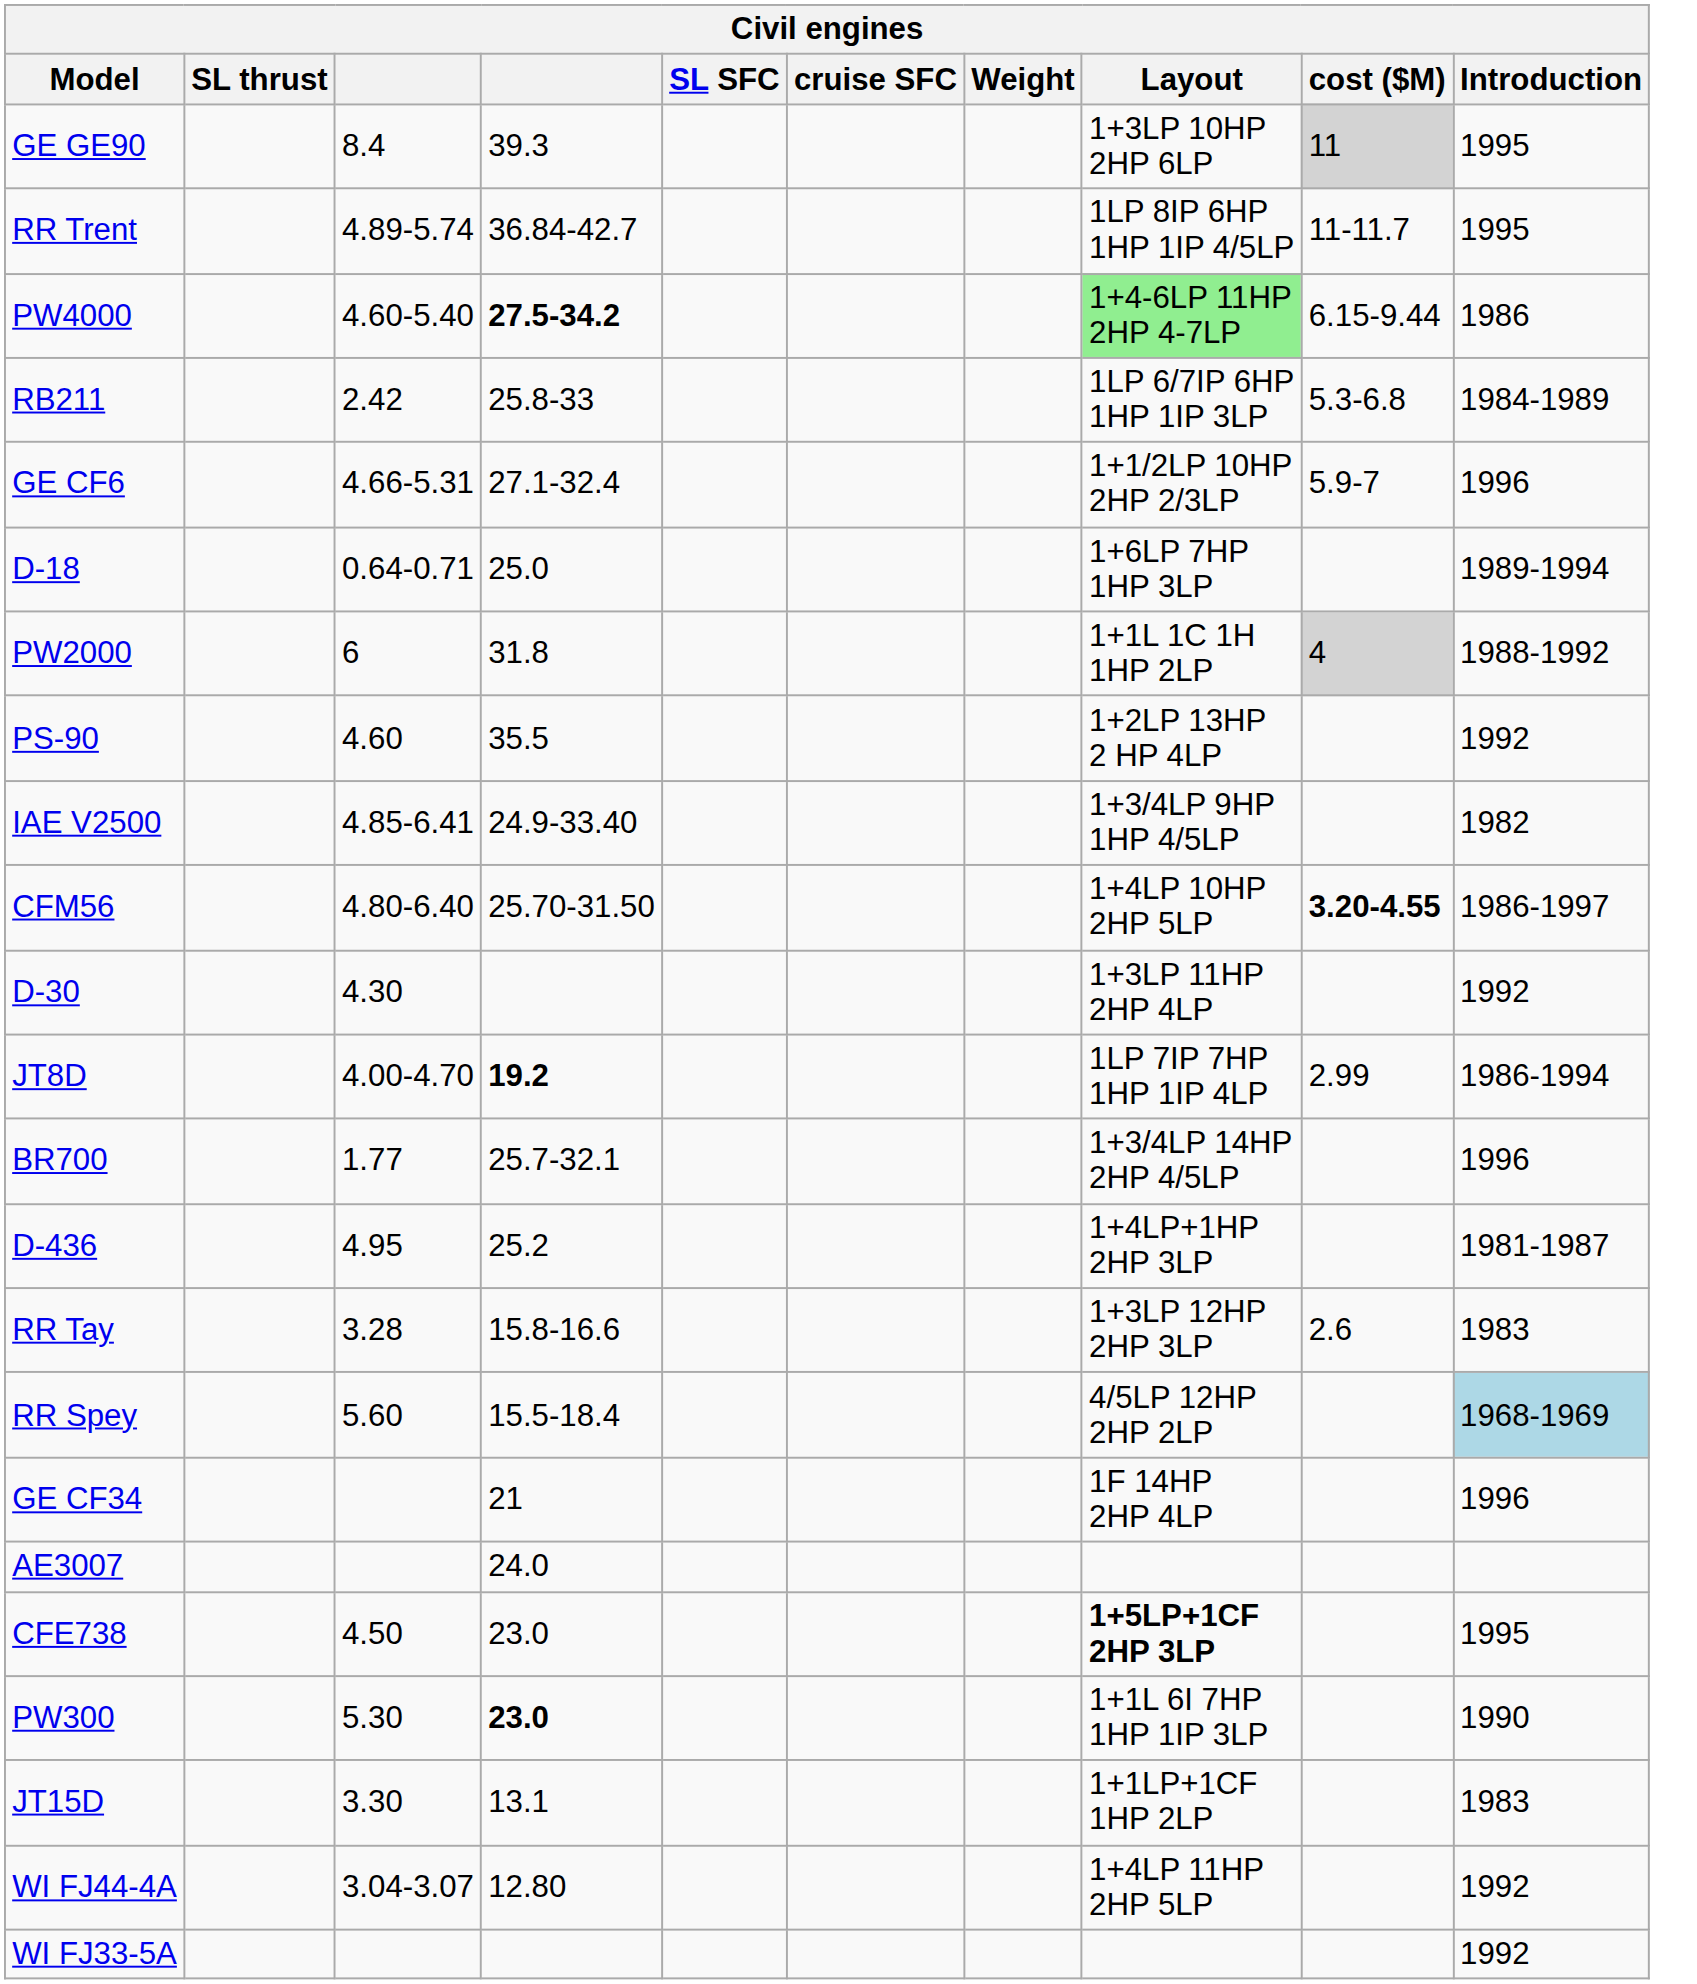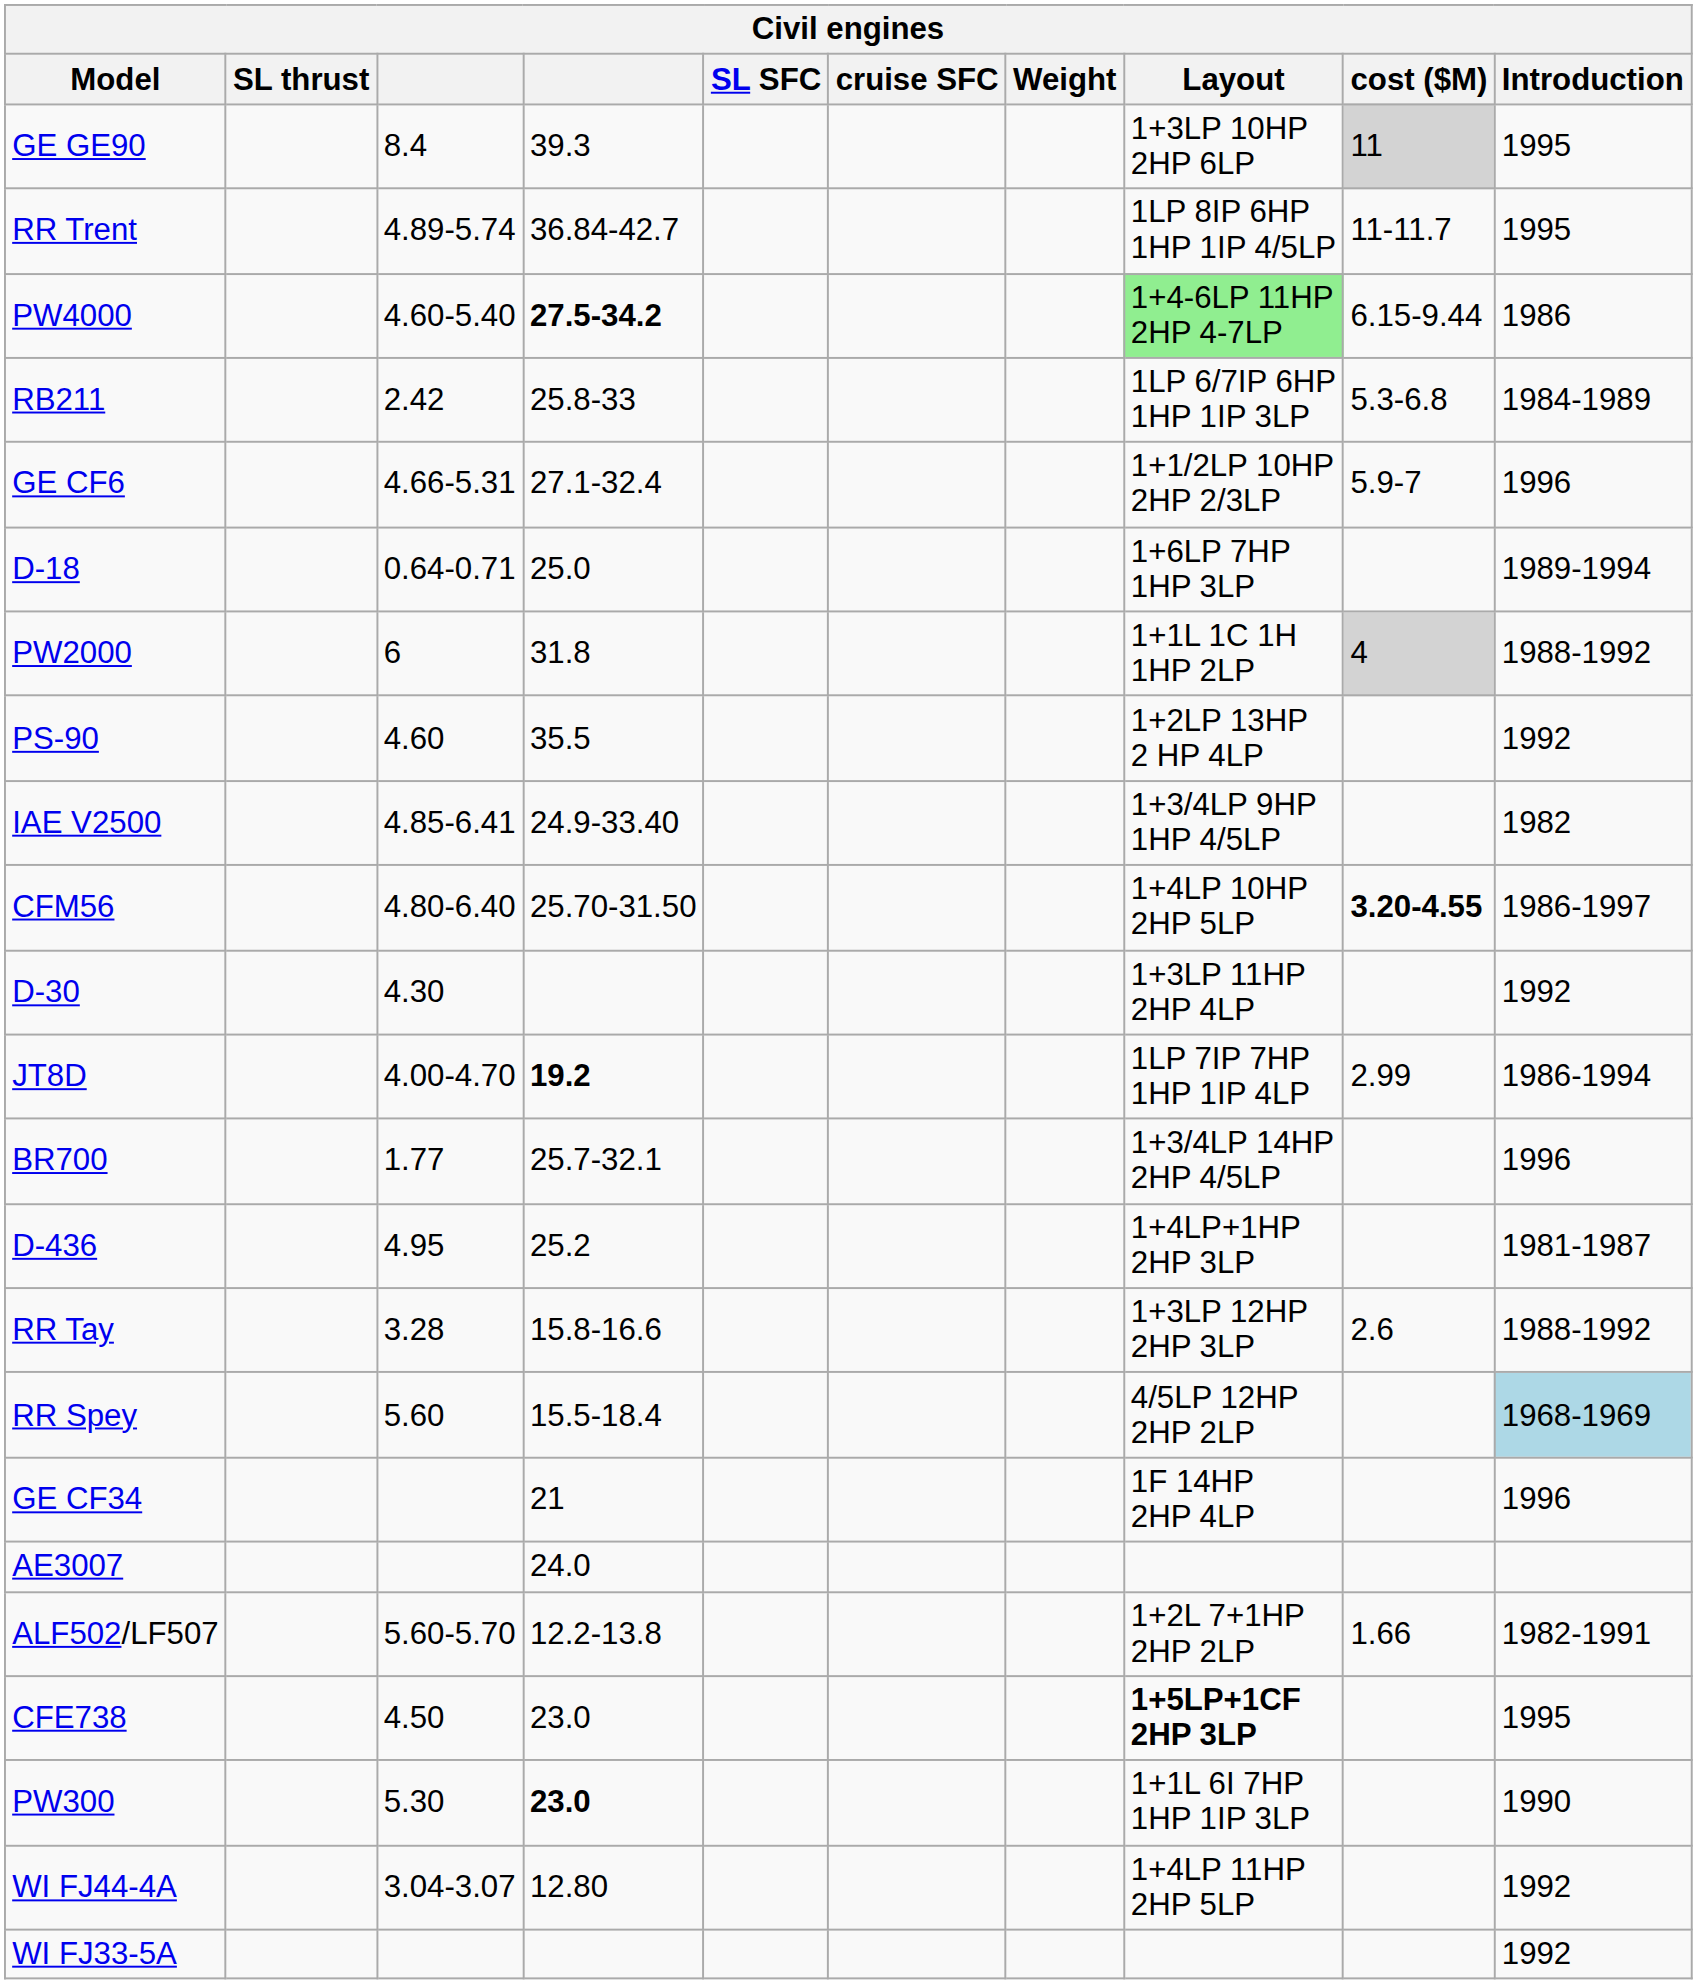(1495, 1329) 1983 -> (1576, 1329) 1988-1992
+ row: (115, 1633)
- row: (58, 1802)
